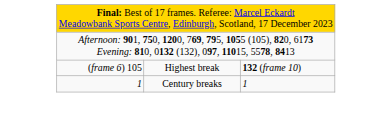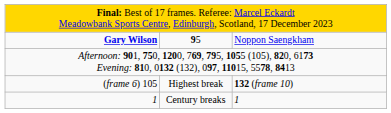+ row: (131, 40)
